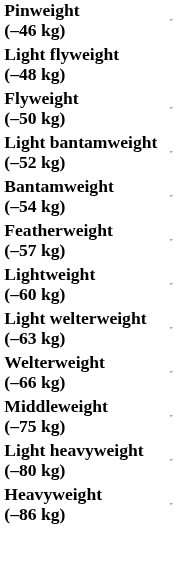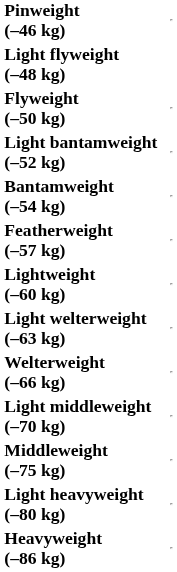+ row: (78, 416)
